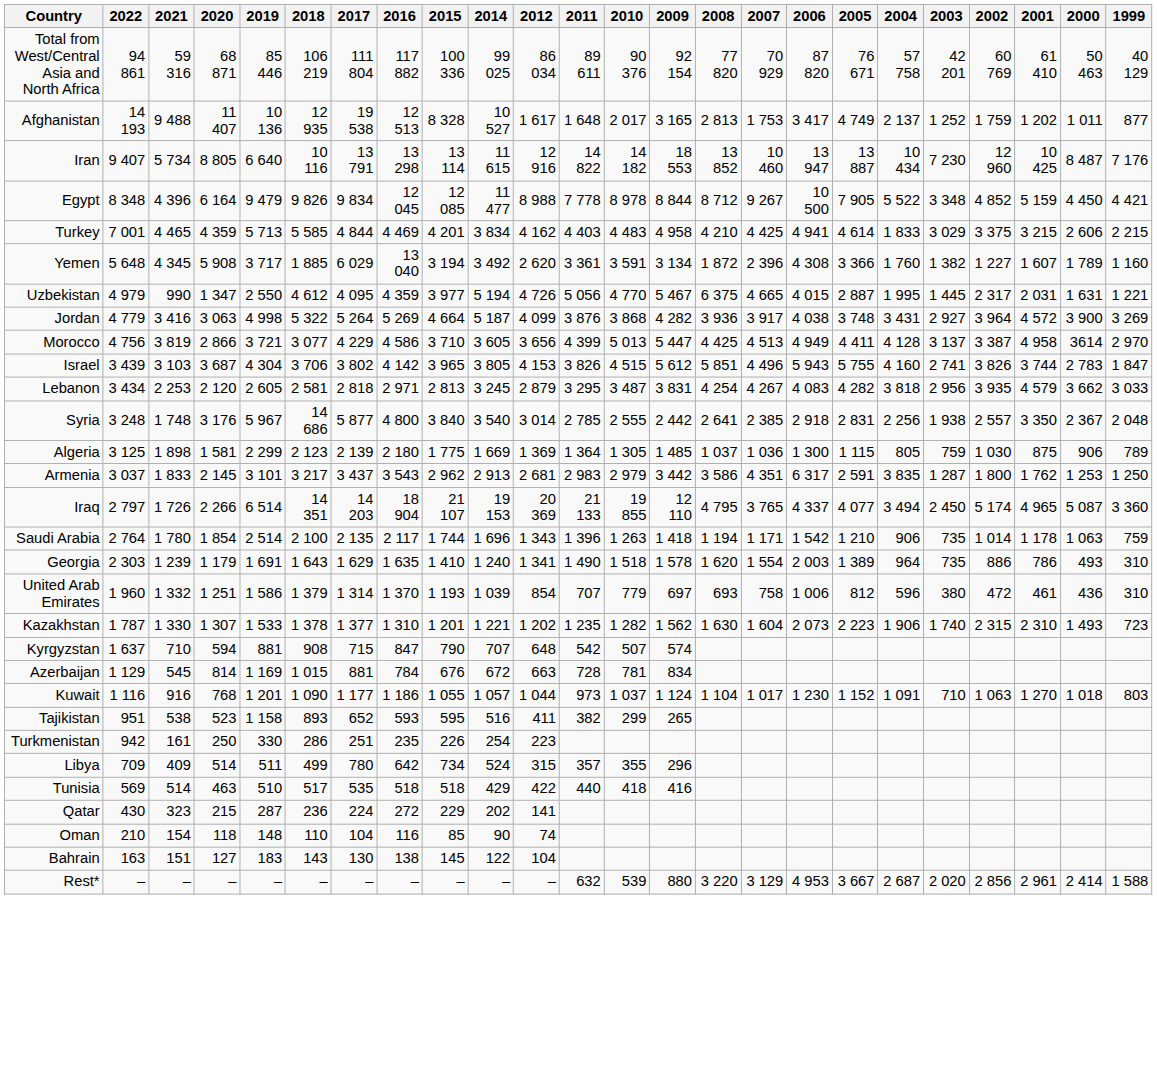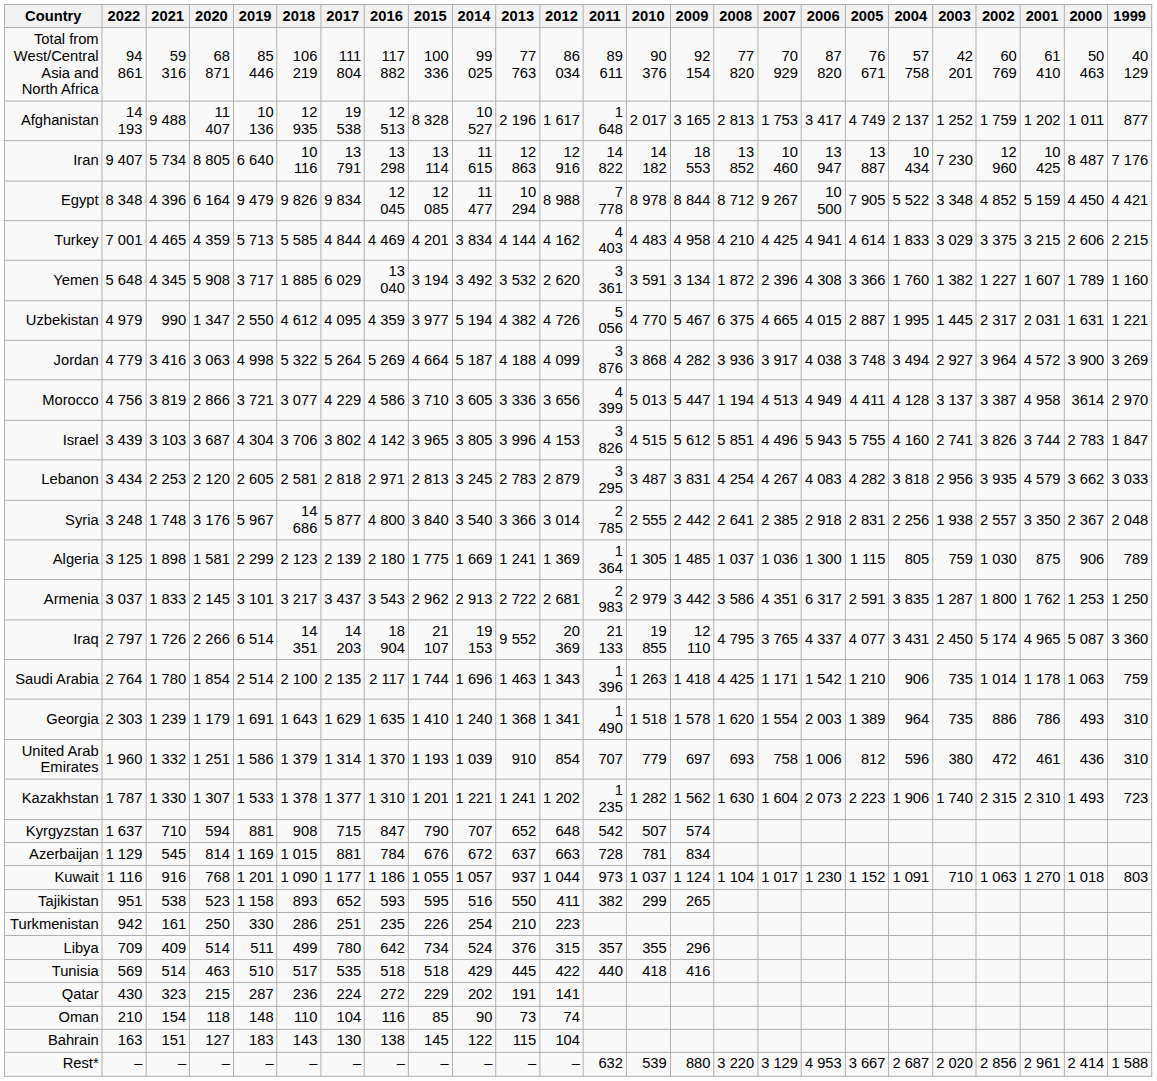+ column: (518, 16)
(902, 318) 3 431 -> (911, 360) 3 494
(719, 342) 4 425 -> (736, 400) 1 194
(902, 507) 3 494 -> (911, 639) 3 431
(719, 538) 1 194 -> (736, 679) 4 425
